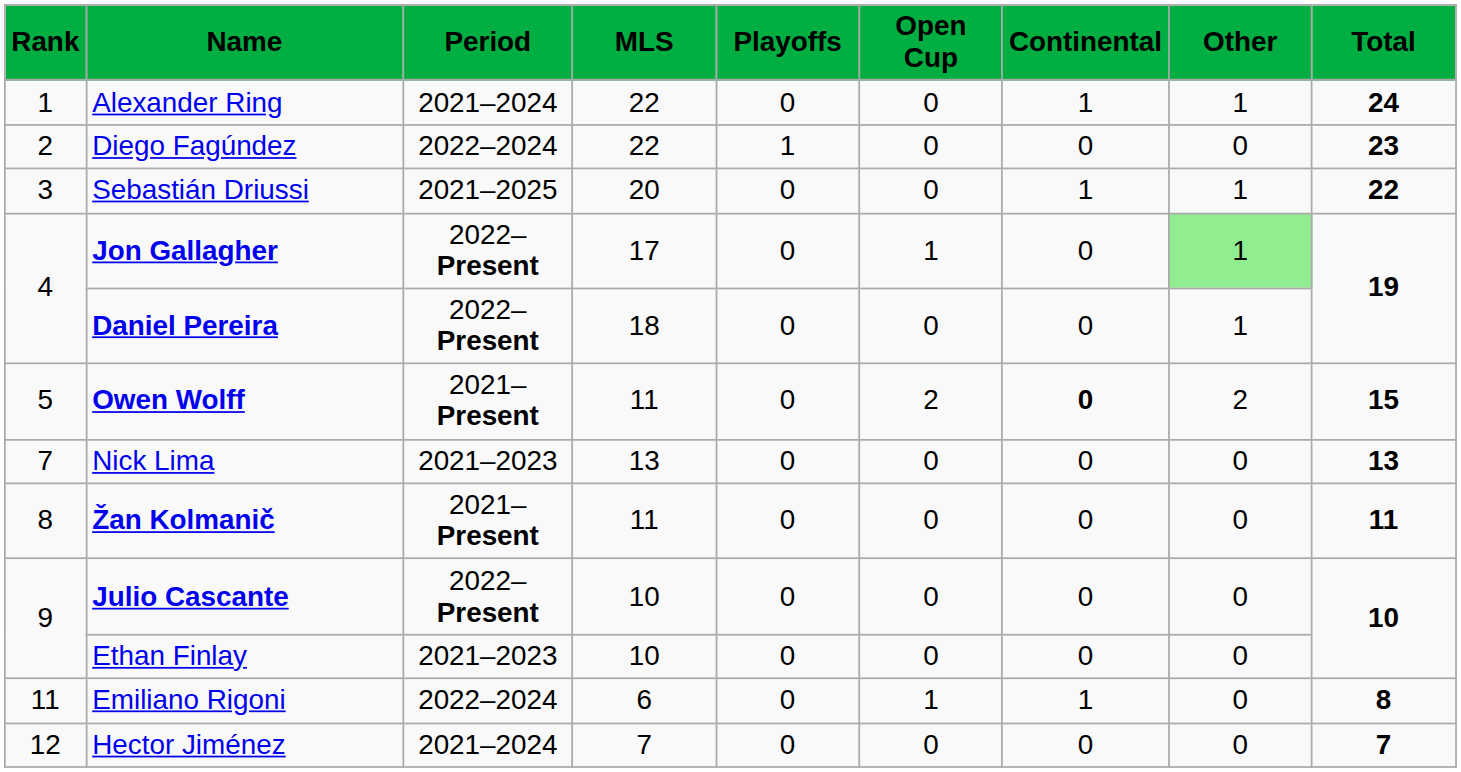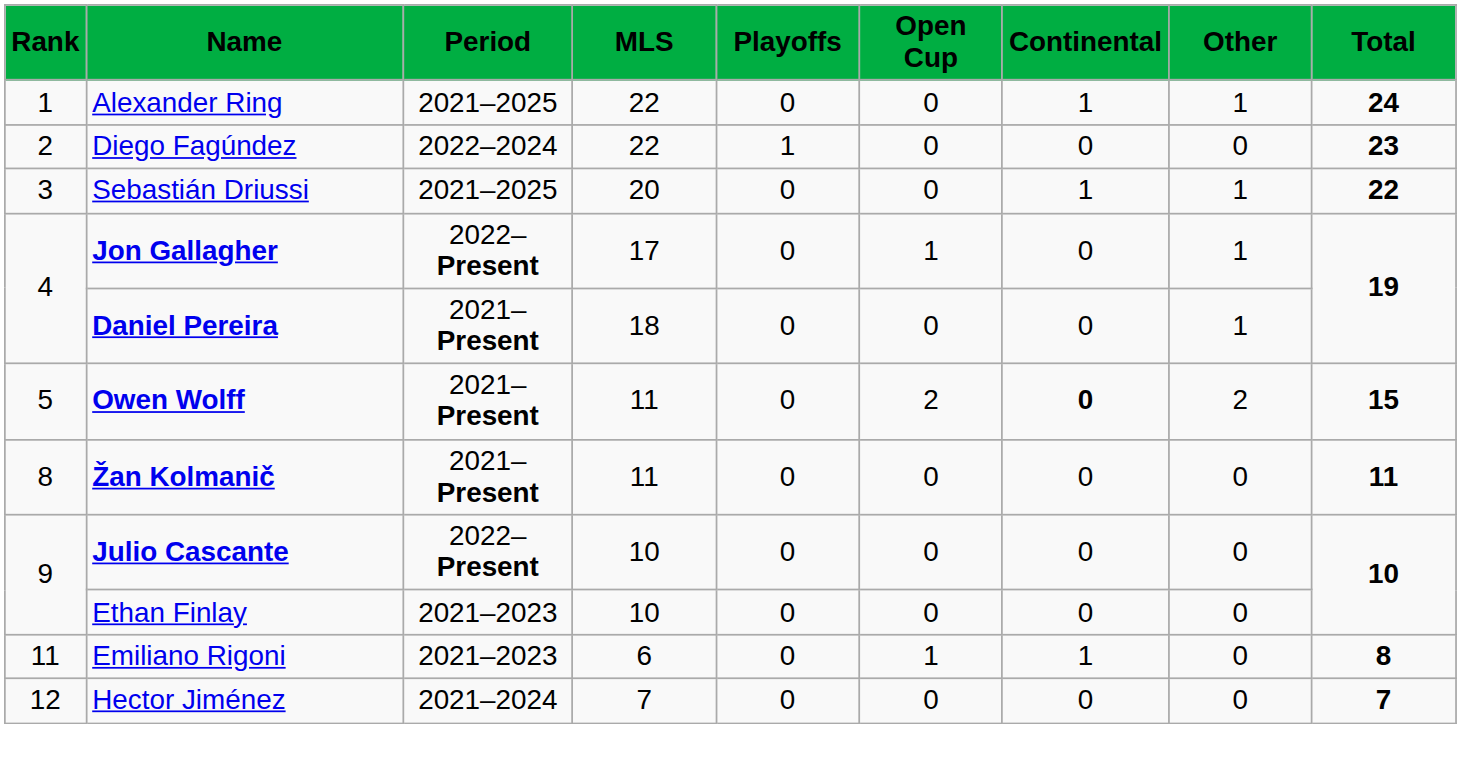(488, 102) 2021–2024 -> (488, 102) 2021–2025
(1240, 250) lightgreen background -> (1240, 250) no background
(488, 325) 2022–Present -> (488, 325) 2021–Present
- row: (153, 460)
(488, 700) 2022–2024 -> (488, 656) 2021–2023
